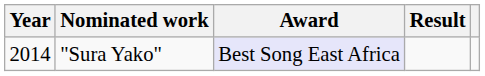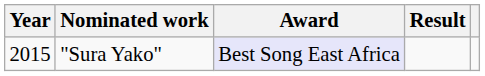(30, 53) 2014 -> (30, 53) 2015
